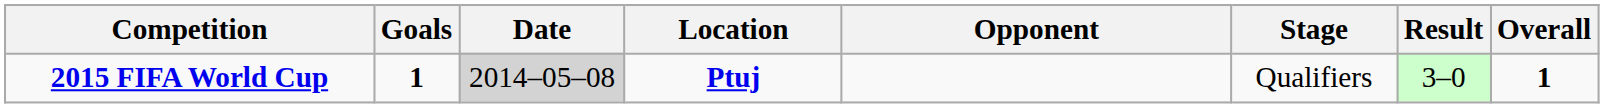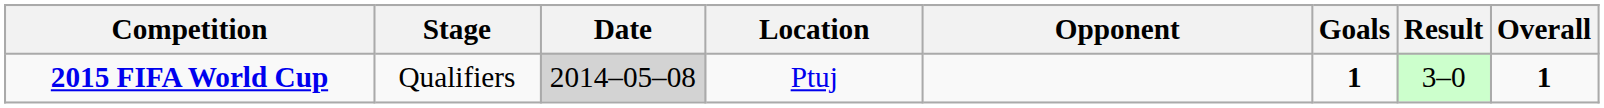columns swapped: (1314, 28) <-> (417, 28)
(733, 77) bold -> (814, 77) normal
